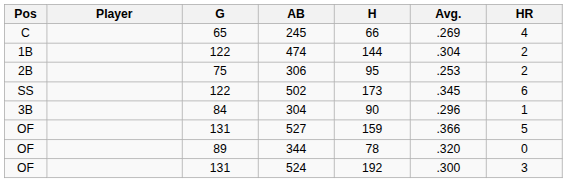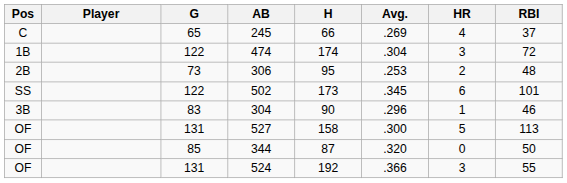+ column: (529, 14)
(372, 52) 144 -> (328, 52) 174
(524, 52) 2 -> (462, 52) 3
(220, 71) 75 -> (194, 71) 73
(220, 110) 84 -> (194, 110) 83
(372, 129) 159 -> (328, 129) 158
(448, 129) .366 -> (395, 129) .300
(220, 149) 89 -> (194, 149) 85
(372, 149) 78 -> (328, 149) 87
(448, 168) .300 -> (395, 168) .366
